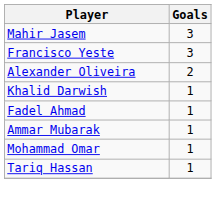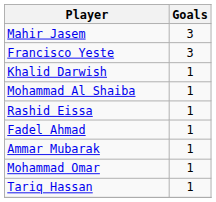- row: (71, 72)
+ row: (71, 91)
+ row: (50, 110)
